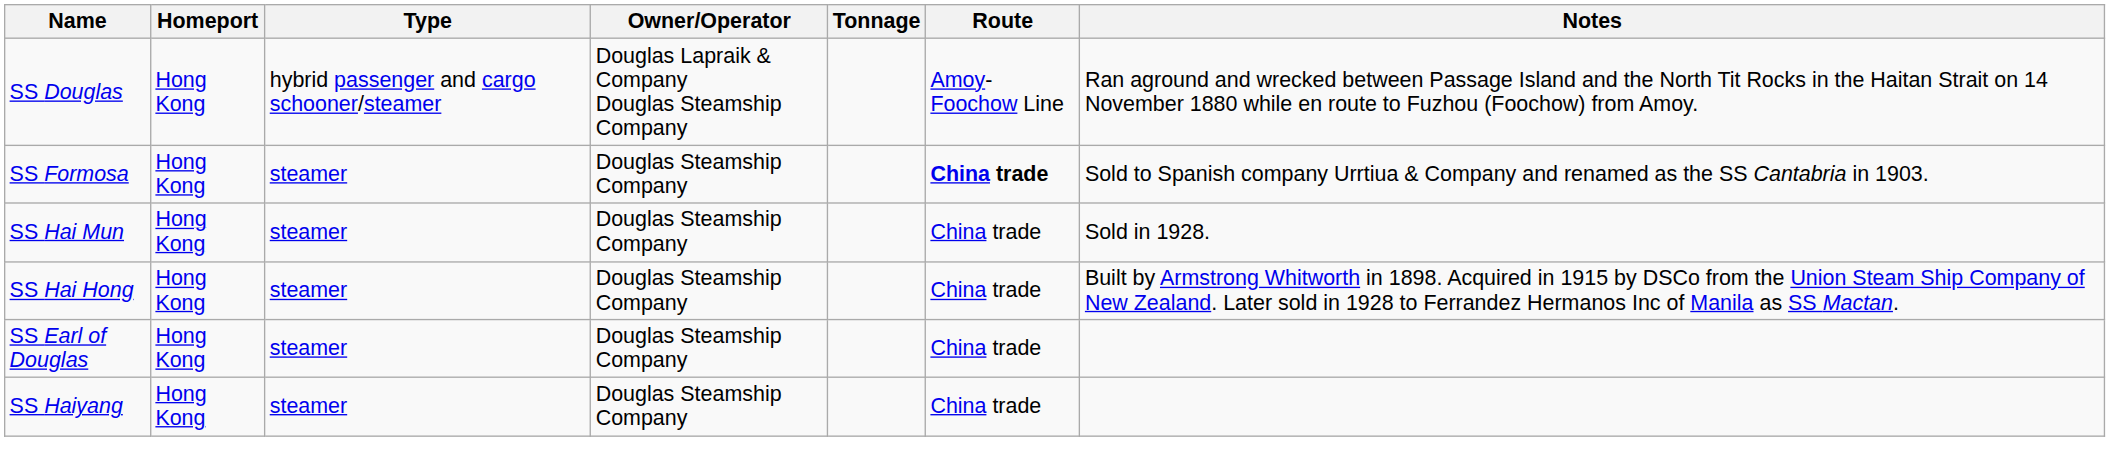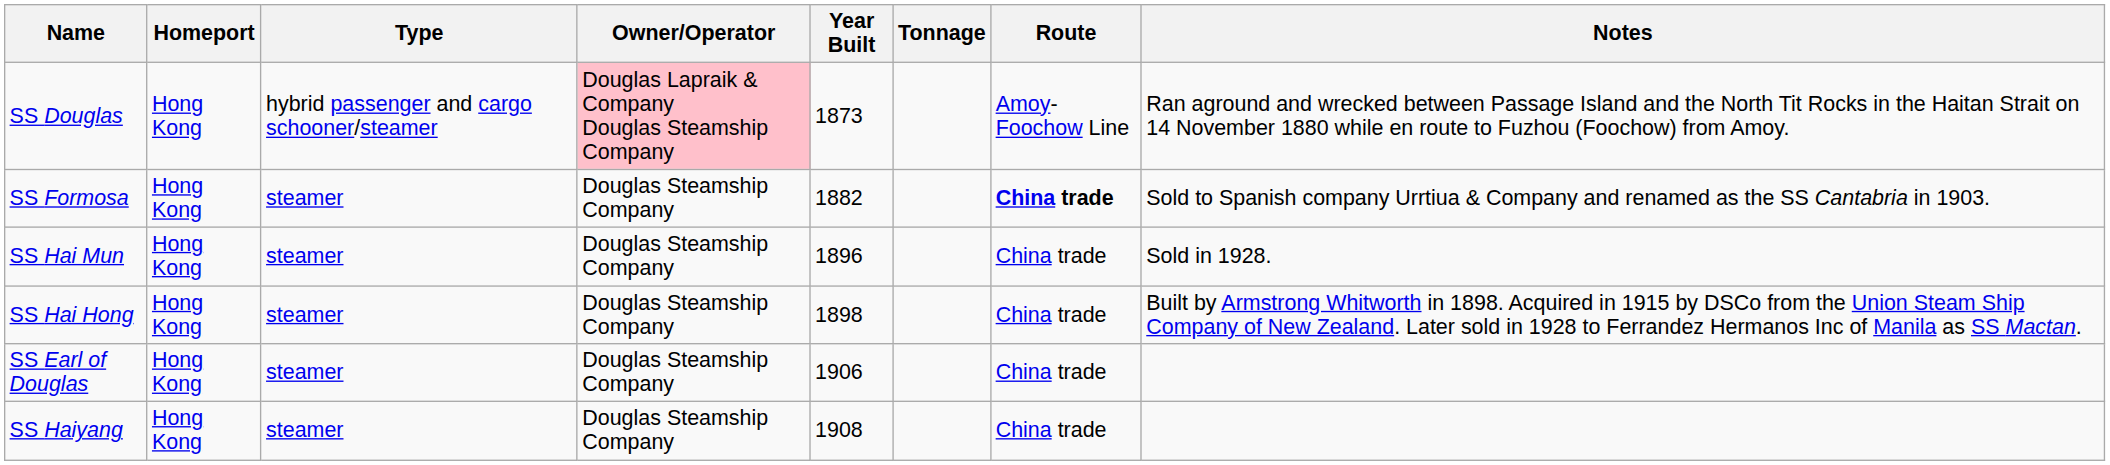+ column: (852, 33)
(689, 91) no background -> (675, 115) pink background
